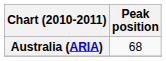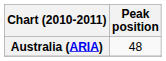(135, 46) 68 -> (135, 46) 48
